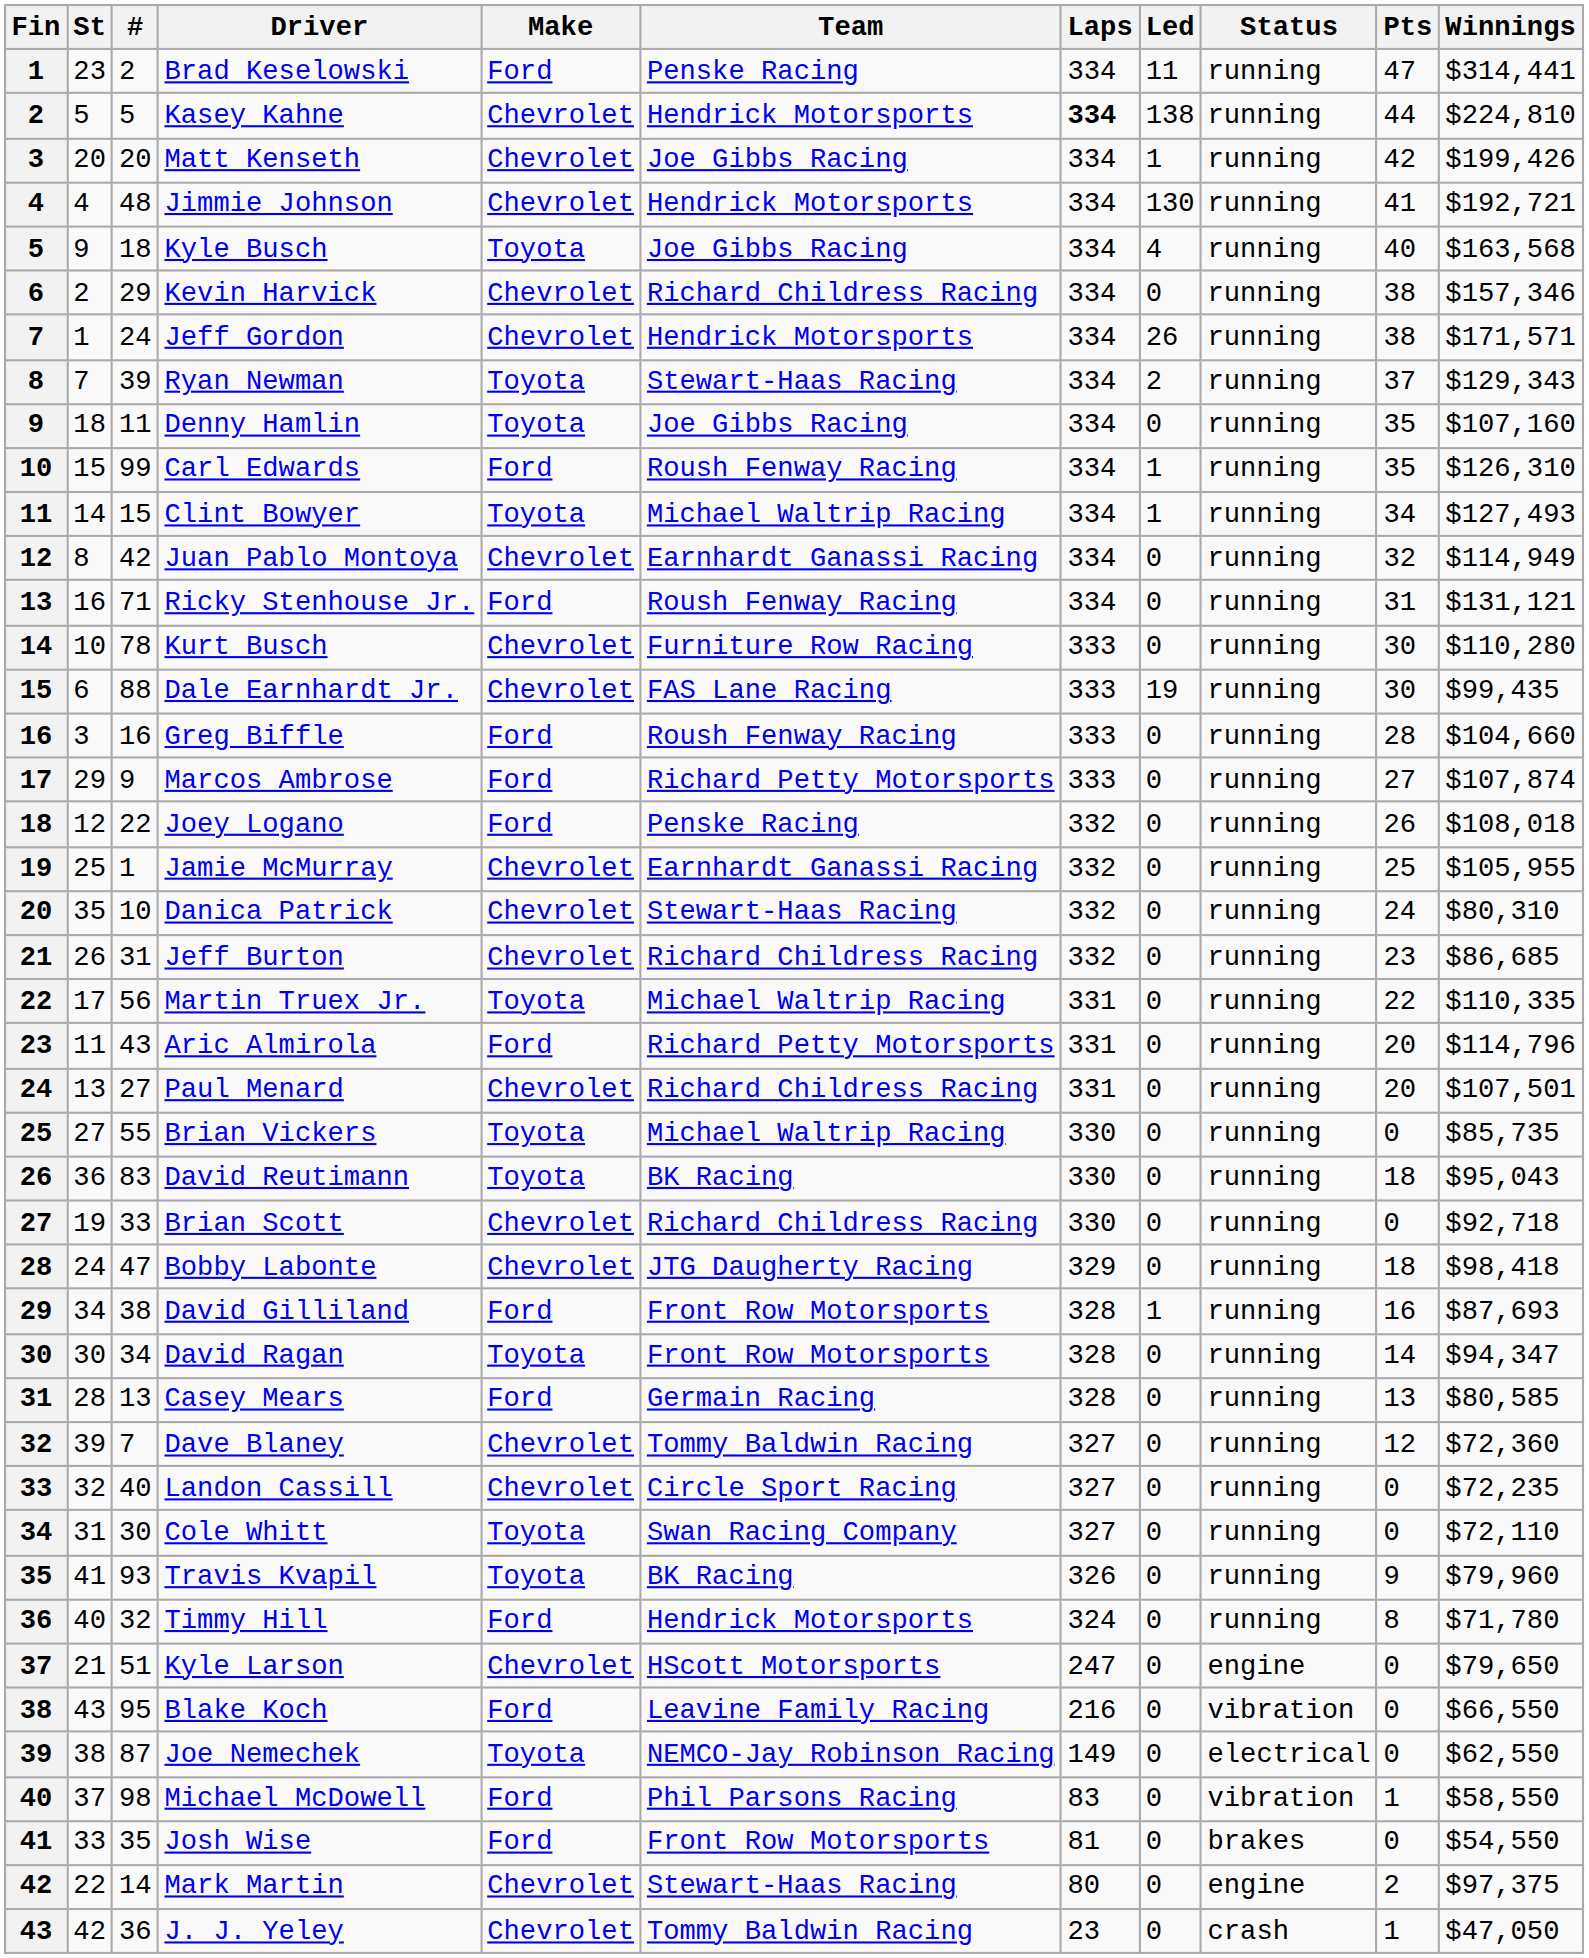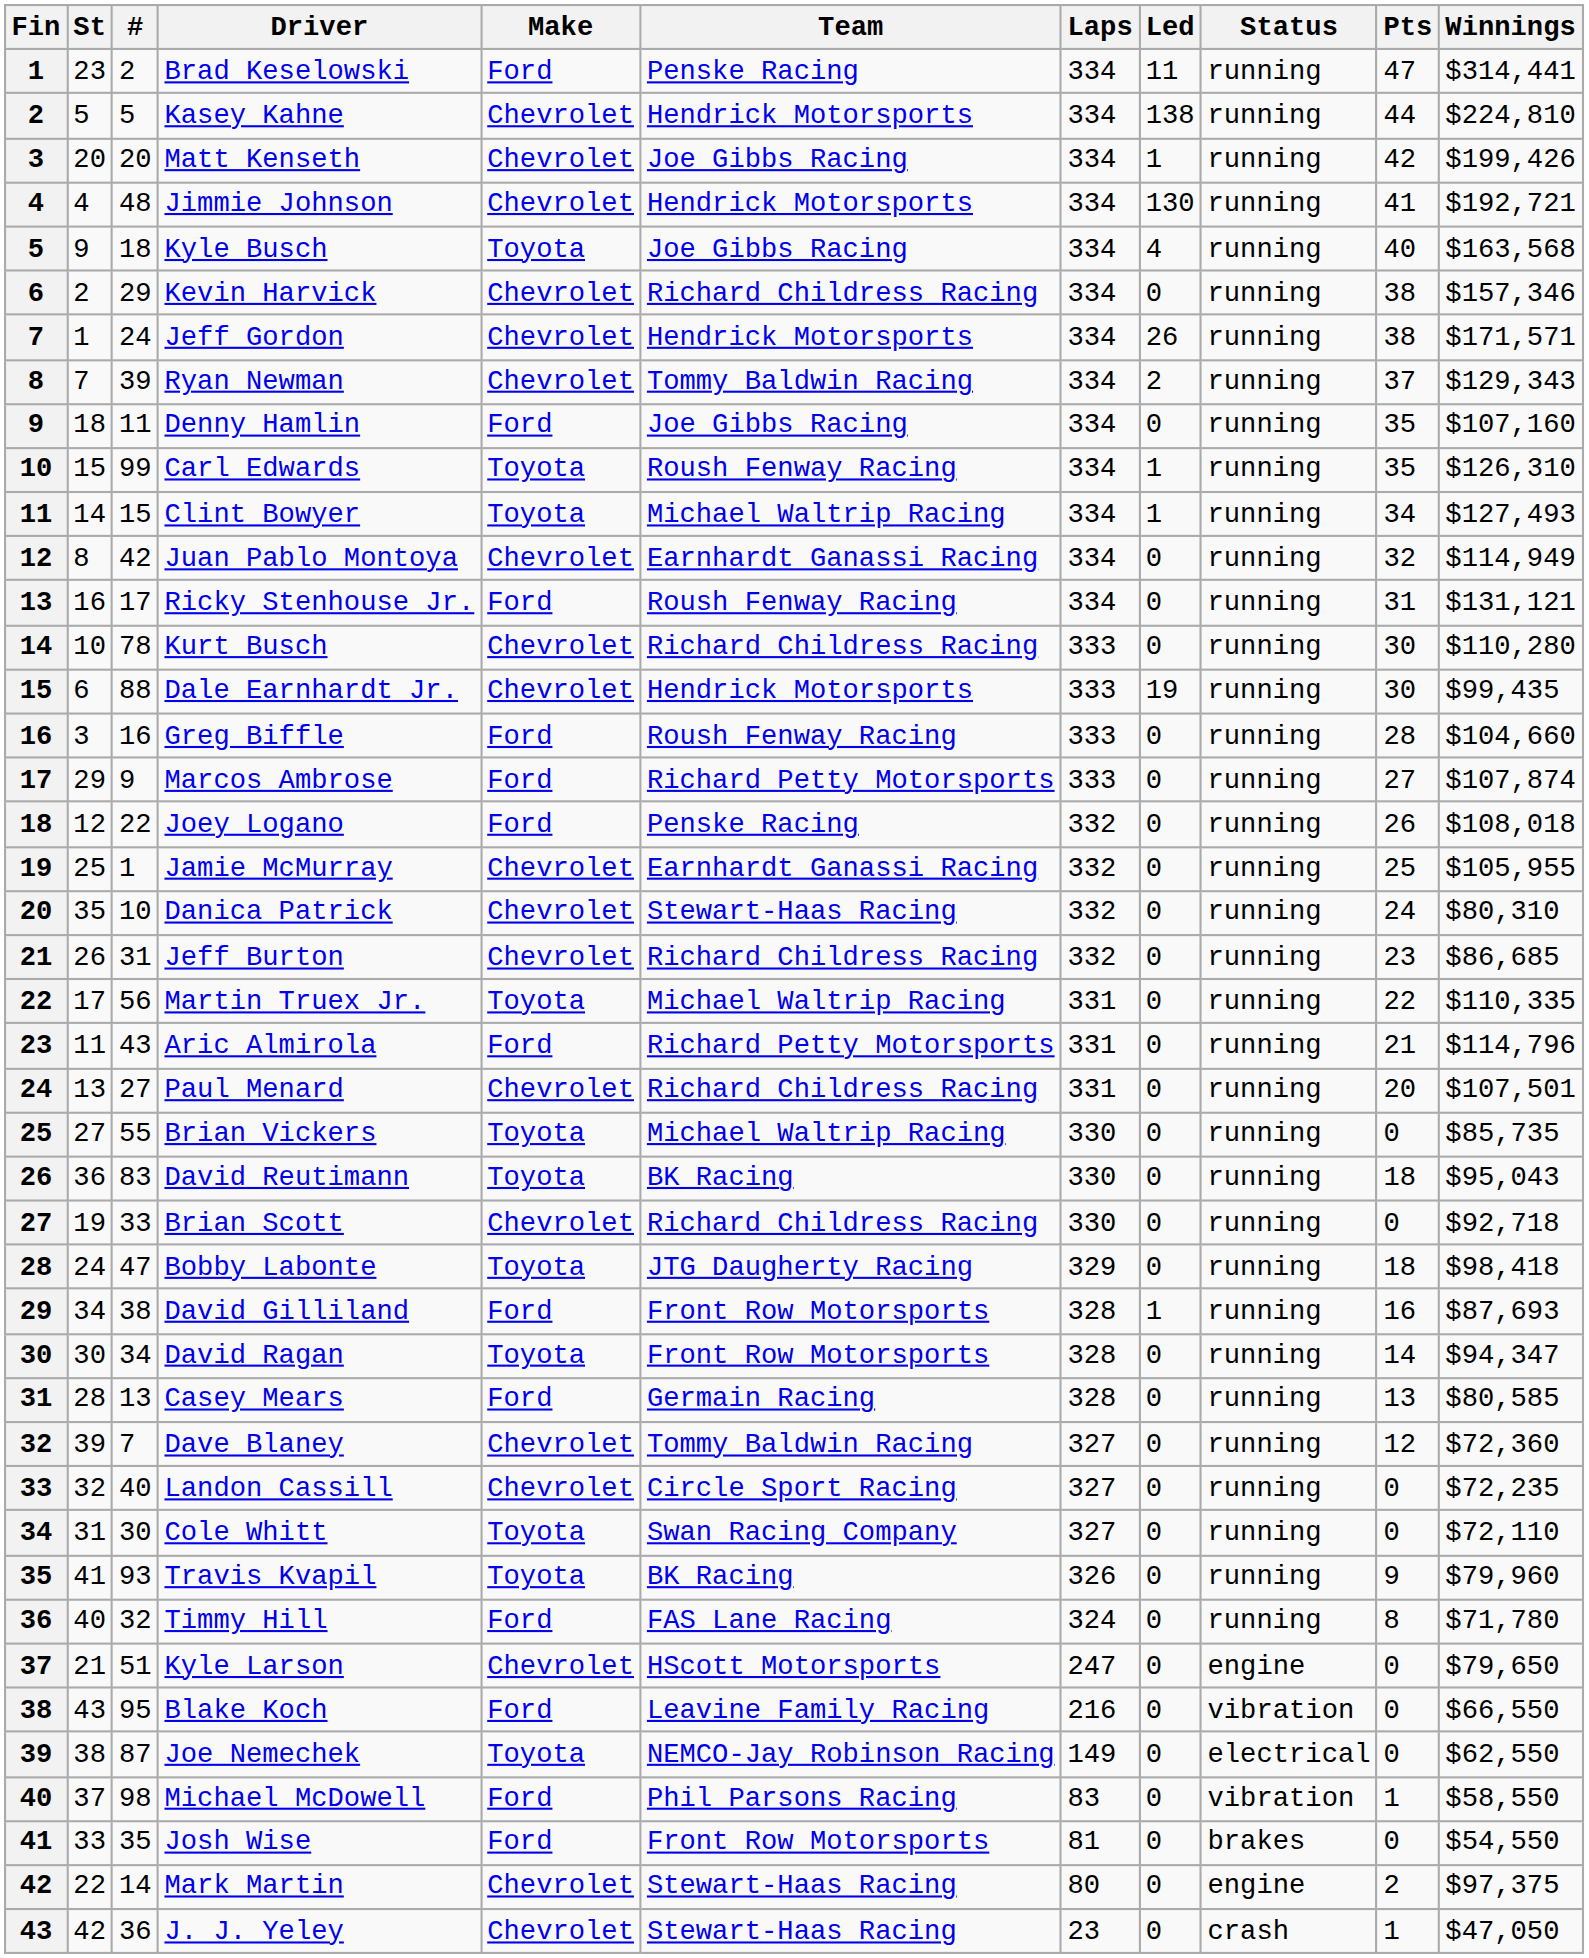(1092, 116) bold -> (1092, 116) normal
(536, 381) Toyota -> (561, 381) Chevrolet
(802, 381) Stewart-Haas Racing -> (810, 381) Tommy Baldwin Racing
(536, 426) Toyota -> (520, 426) Ford
(520, 470) Ford -> (536, 470) Toyota
(135, 603) 71 -> (135, 603) 17
(810, 647) Furniture Row Racing -> (843, 647) Richard Childress Racing
(769, 691) FAS Lane Racing -> (810, 691) Hendrick Motorsports
(1400, 1046) 20 -> (1400, 1046) 21
(561, 1267) Chevrolet -> (536, 1267) Toyota
(810, 1621) Hendrick Motorsports -> (769, 1621) FAS Lane Racing
(810, 1931) Tommy Baldwin Racing -> (802, 1931) Stewart-Haas Racing
